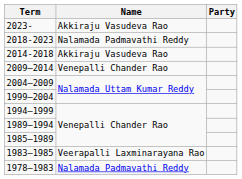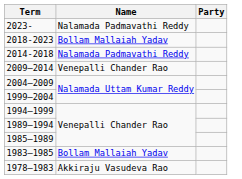(113, 26) Akkiraju Vasudeva Rao -> (123, 26) Nalamada Padmavathi Reddy
(123, 40) Nalamada Padmavathi Reddy -> (113, 40) Bollam Mallaiah Yadav
(113, 54) Akkiraju Vasudeva Rao -> (123, 54) Nalamada Padmavathi Reddy
(131, 153) Veerapalli Laxminarayana Rao -> (113, 153) Bollam Mallaiah Yadav
(123, 168) Nalamada Padmavathi Reddy -> (113, 168) Akkiraju Vasudeva Rao
